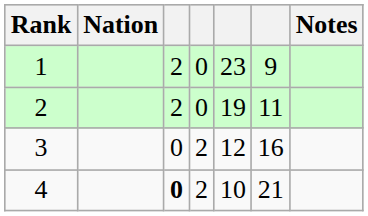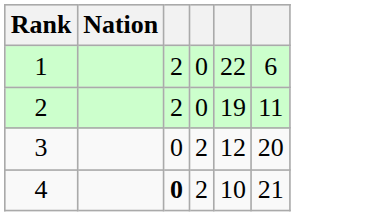- column: (327, 25)
(233, 66) 23 -> (233, 66) 22
(271, 66) 9 -> (271, 66) 6
(271, 148) 16 -> (271, 148) 20
